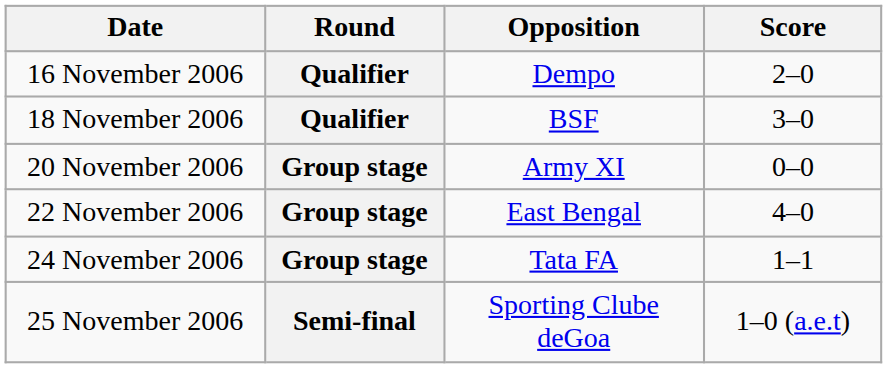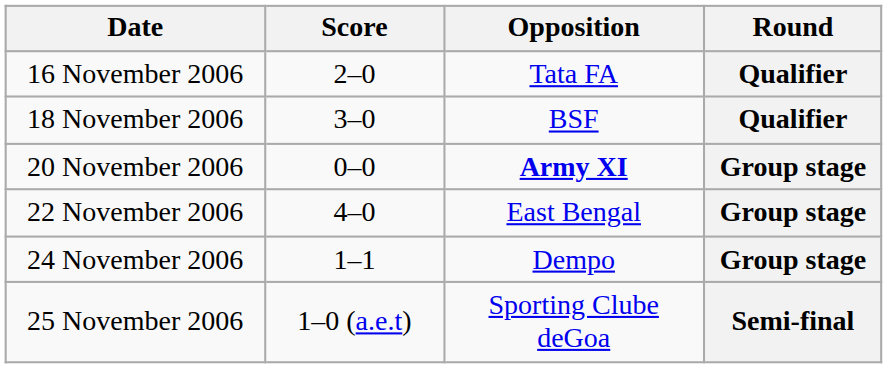columns swapped: (354, 27) <-> (793, 27)
(574, 73) Dempo -> (574, 73) Tata FA
(574, 166) normal -> (574, 166) bold
(574, 258) Tata FA -> (574, 258) Dempo
